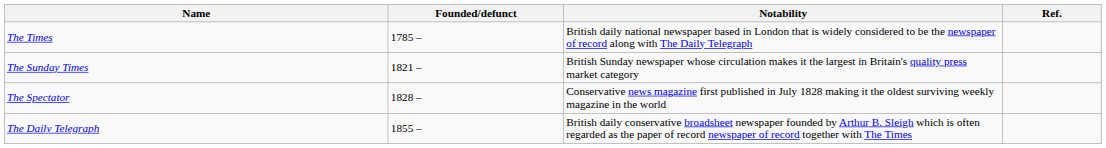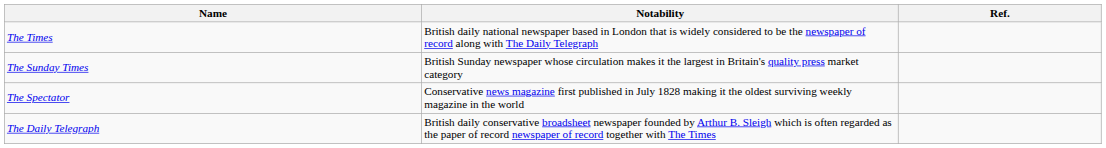- column: (476, 13)
